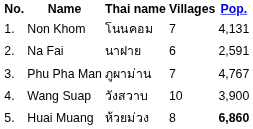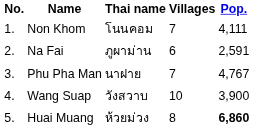(234, 28) 4,131 -> (233, 28) 4,111
(123, 51) นาฝาย -> (128, 51) ภูผาม่าน
(128, 74) ภูผาม่าน -> (123, 74) นาฝาย
